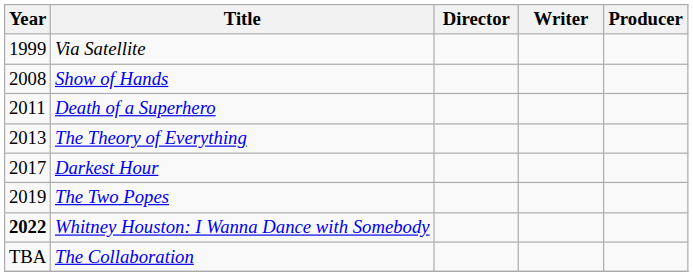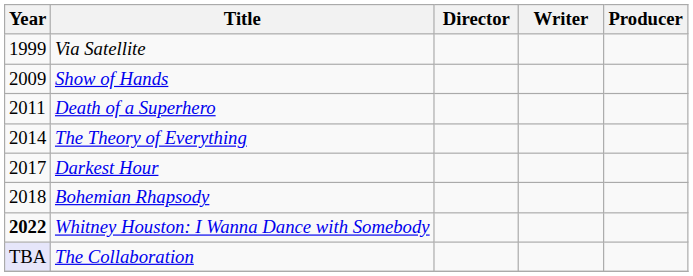(28, 78) 2008 -> (28, 78) 2009
(28, 138) 2013 -> (28, 138) 2014
+ row: (132, 197)
- row: (112, 197)
(28, 256) no background -> (28, 256) lavender background
